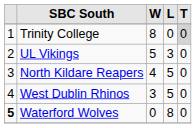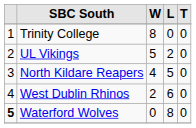(184, 34) lightgrey background -> (184, 34) no background
(170, 53) 3 -> (170, 53) 2
(153, 93) 3 -> (153, 93) 2
(170, 93) 5 -> (170, 93) 6
